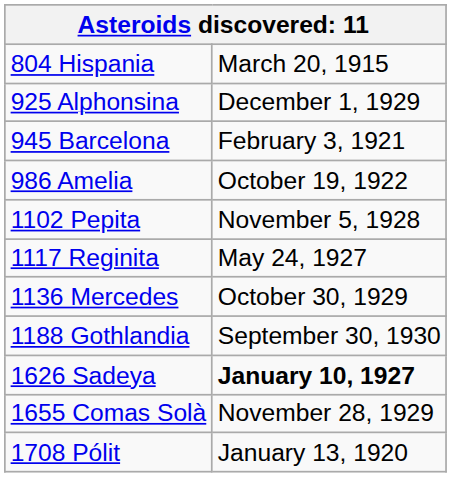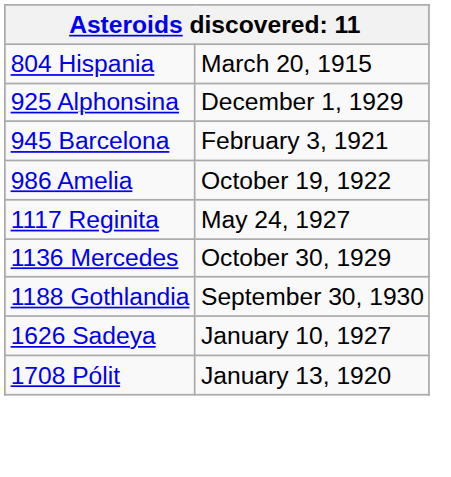- row: (75, 219)
(316, 375) bold -> (296, 336) normal
- row: (108, 414)
